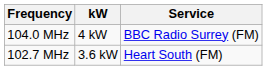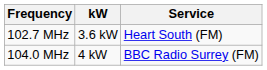rows swapped: (38, 55) <-> (38, 34)
